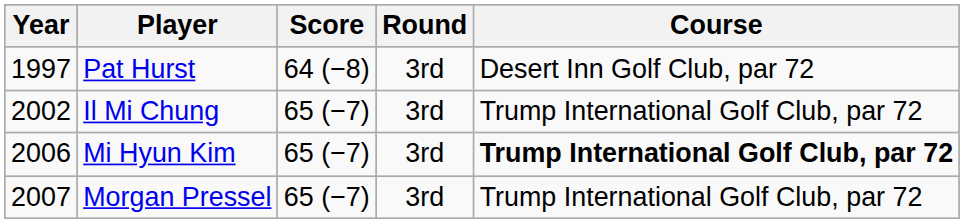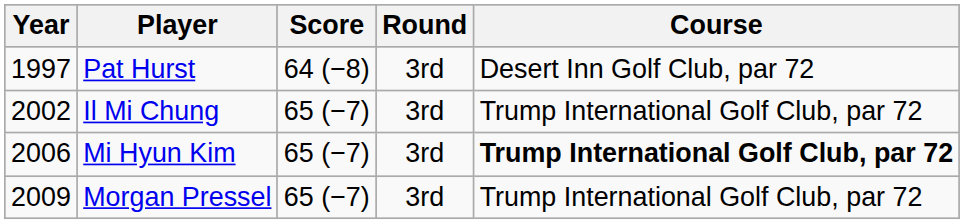(41, 196) 2007 -> (41, 196) 2009
